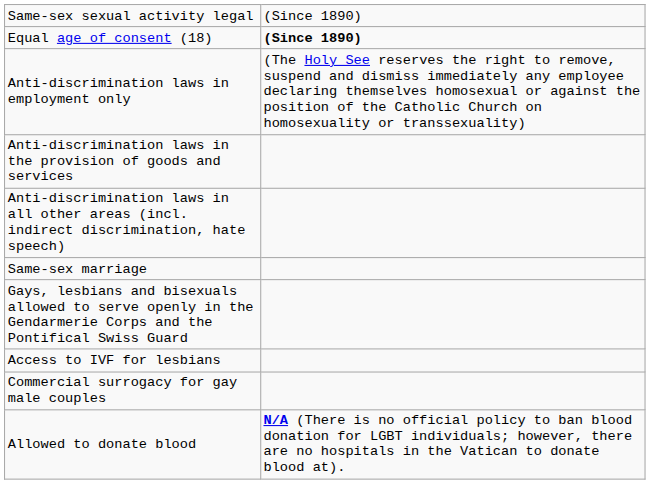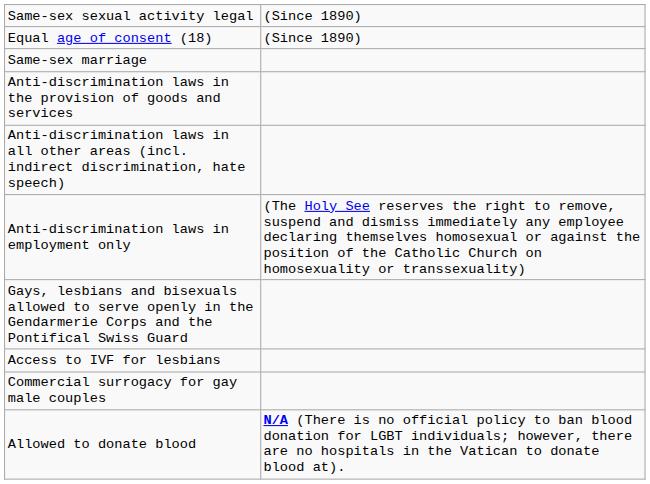(313, 38) bold -> (313, 38) normal
rows swapped: (118, 92) <-> (77, 269)
